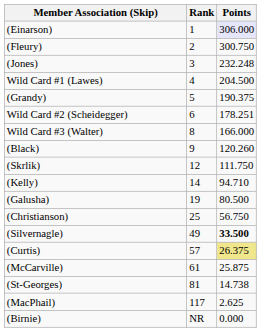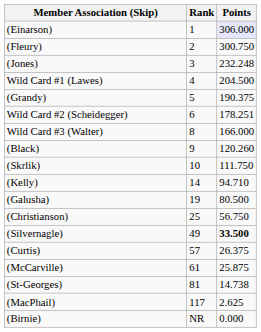(195, 166) 12 -> (195, 166) 10
(234, 251) khaki background -> (234, 251) no background
